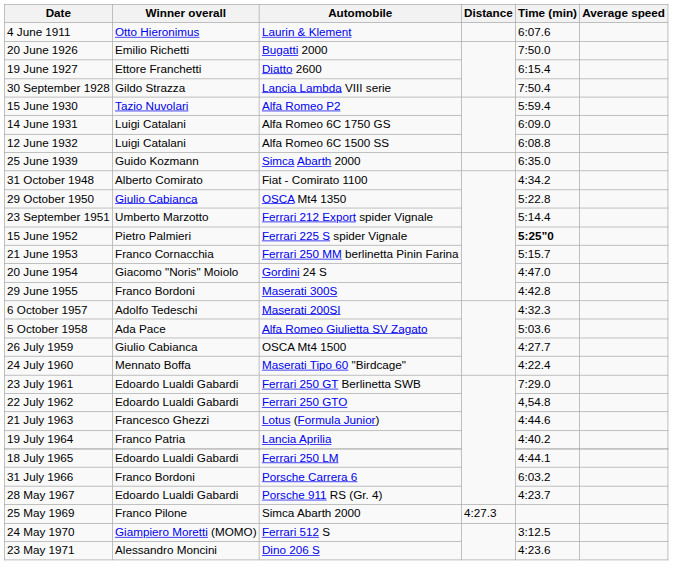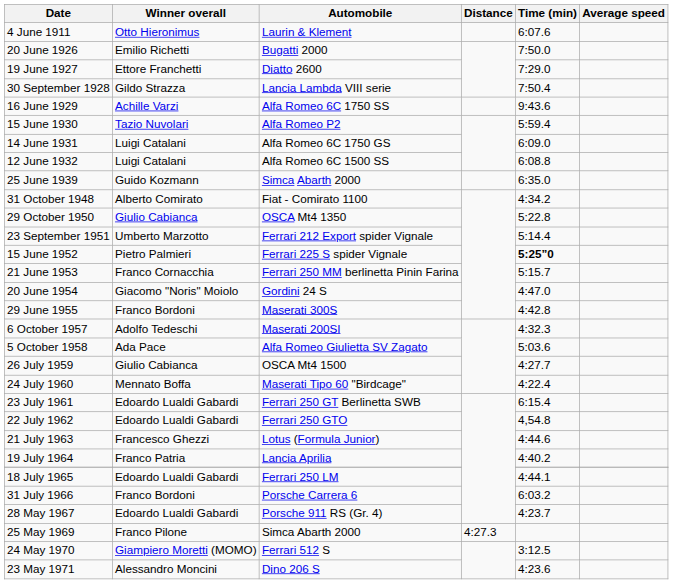(534, 69) 6:15.4 -> (534, 69) 7:29.0
+ row: (42, 106)
(534, 384) 7:29.0 -> (534, 402) 6:15.4
